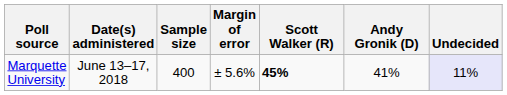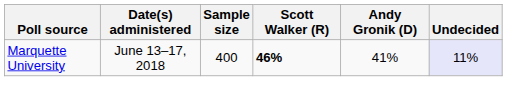- column: (235, 29)
(275, 72) 45% -> (269, 57) 46%
